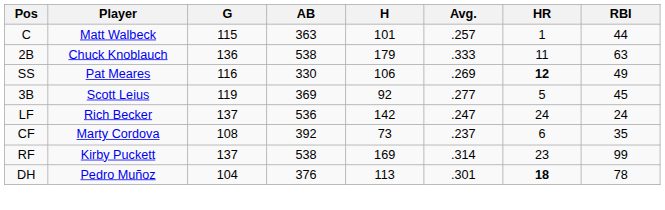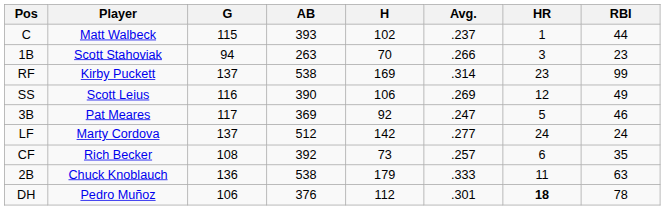(306, 34) 363 -> (306, 34) 393
(385, 34) 101 -> (385, 34) 102
(463, 34) .257 -> (463, 34) .237
+ row: (26, 54)
rows swapped: (26, 54) <-> (26, 154)
(118, 74) Pat Meares -> (118, 94) Scott Leius
(306, 74) 330 -> (306, 94) 390
(542, 74) bold -> (542, 94) normal
(118, 94) Scott Leius -> (118, 114) Pat Meares
(227, 94) 119 -> (227, 114) 117
(463, 94) .277 -> (463, 114) .247
(621, 94) 45 -> (621, 114) 46
(118, 114) Rich Becker -> (118, 134) Marty Cordova
(306, 114) 536 -> (306, 134) 512
(463, 114) .247 -> (463, 134) .277
(118, 134) Marty Cordova -> (118, 154) Rich Becker
(463, 134) .237 -> (463, 154) .257
(227, 174) 104 -> (227, 194) 106
(385, 174) 113 -> (385, 194) 112
